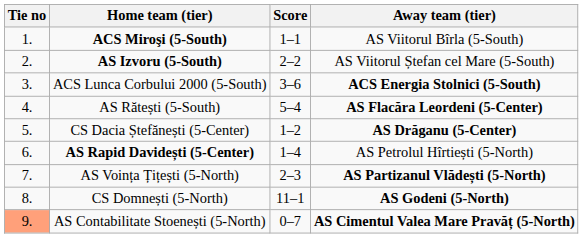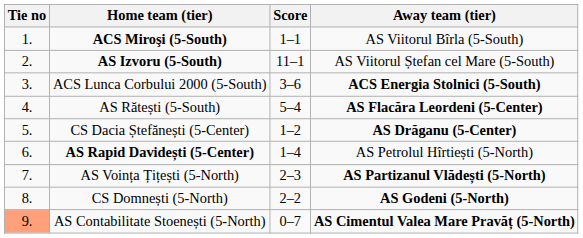(290, 61) 2–2 -> (290, 61) 11–1
(290, 198) 11–1 -> (290, 198) 2–2
